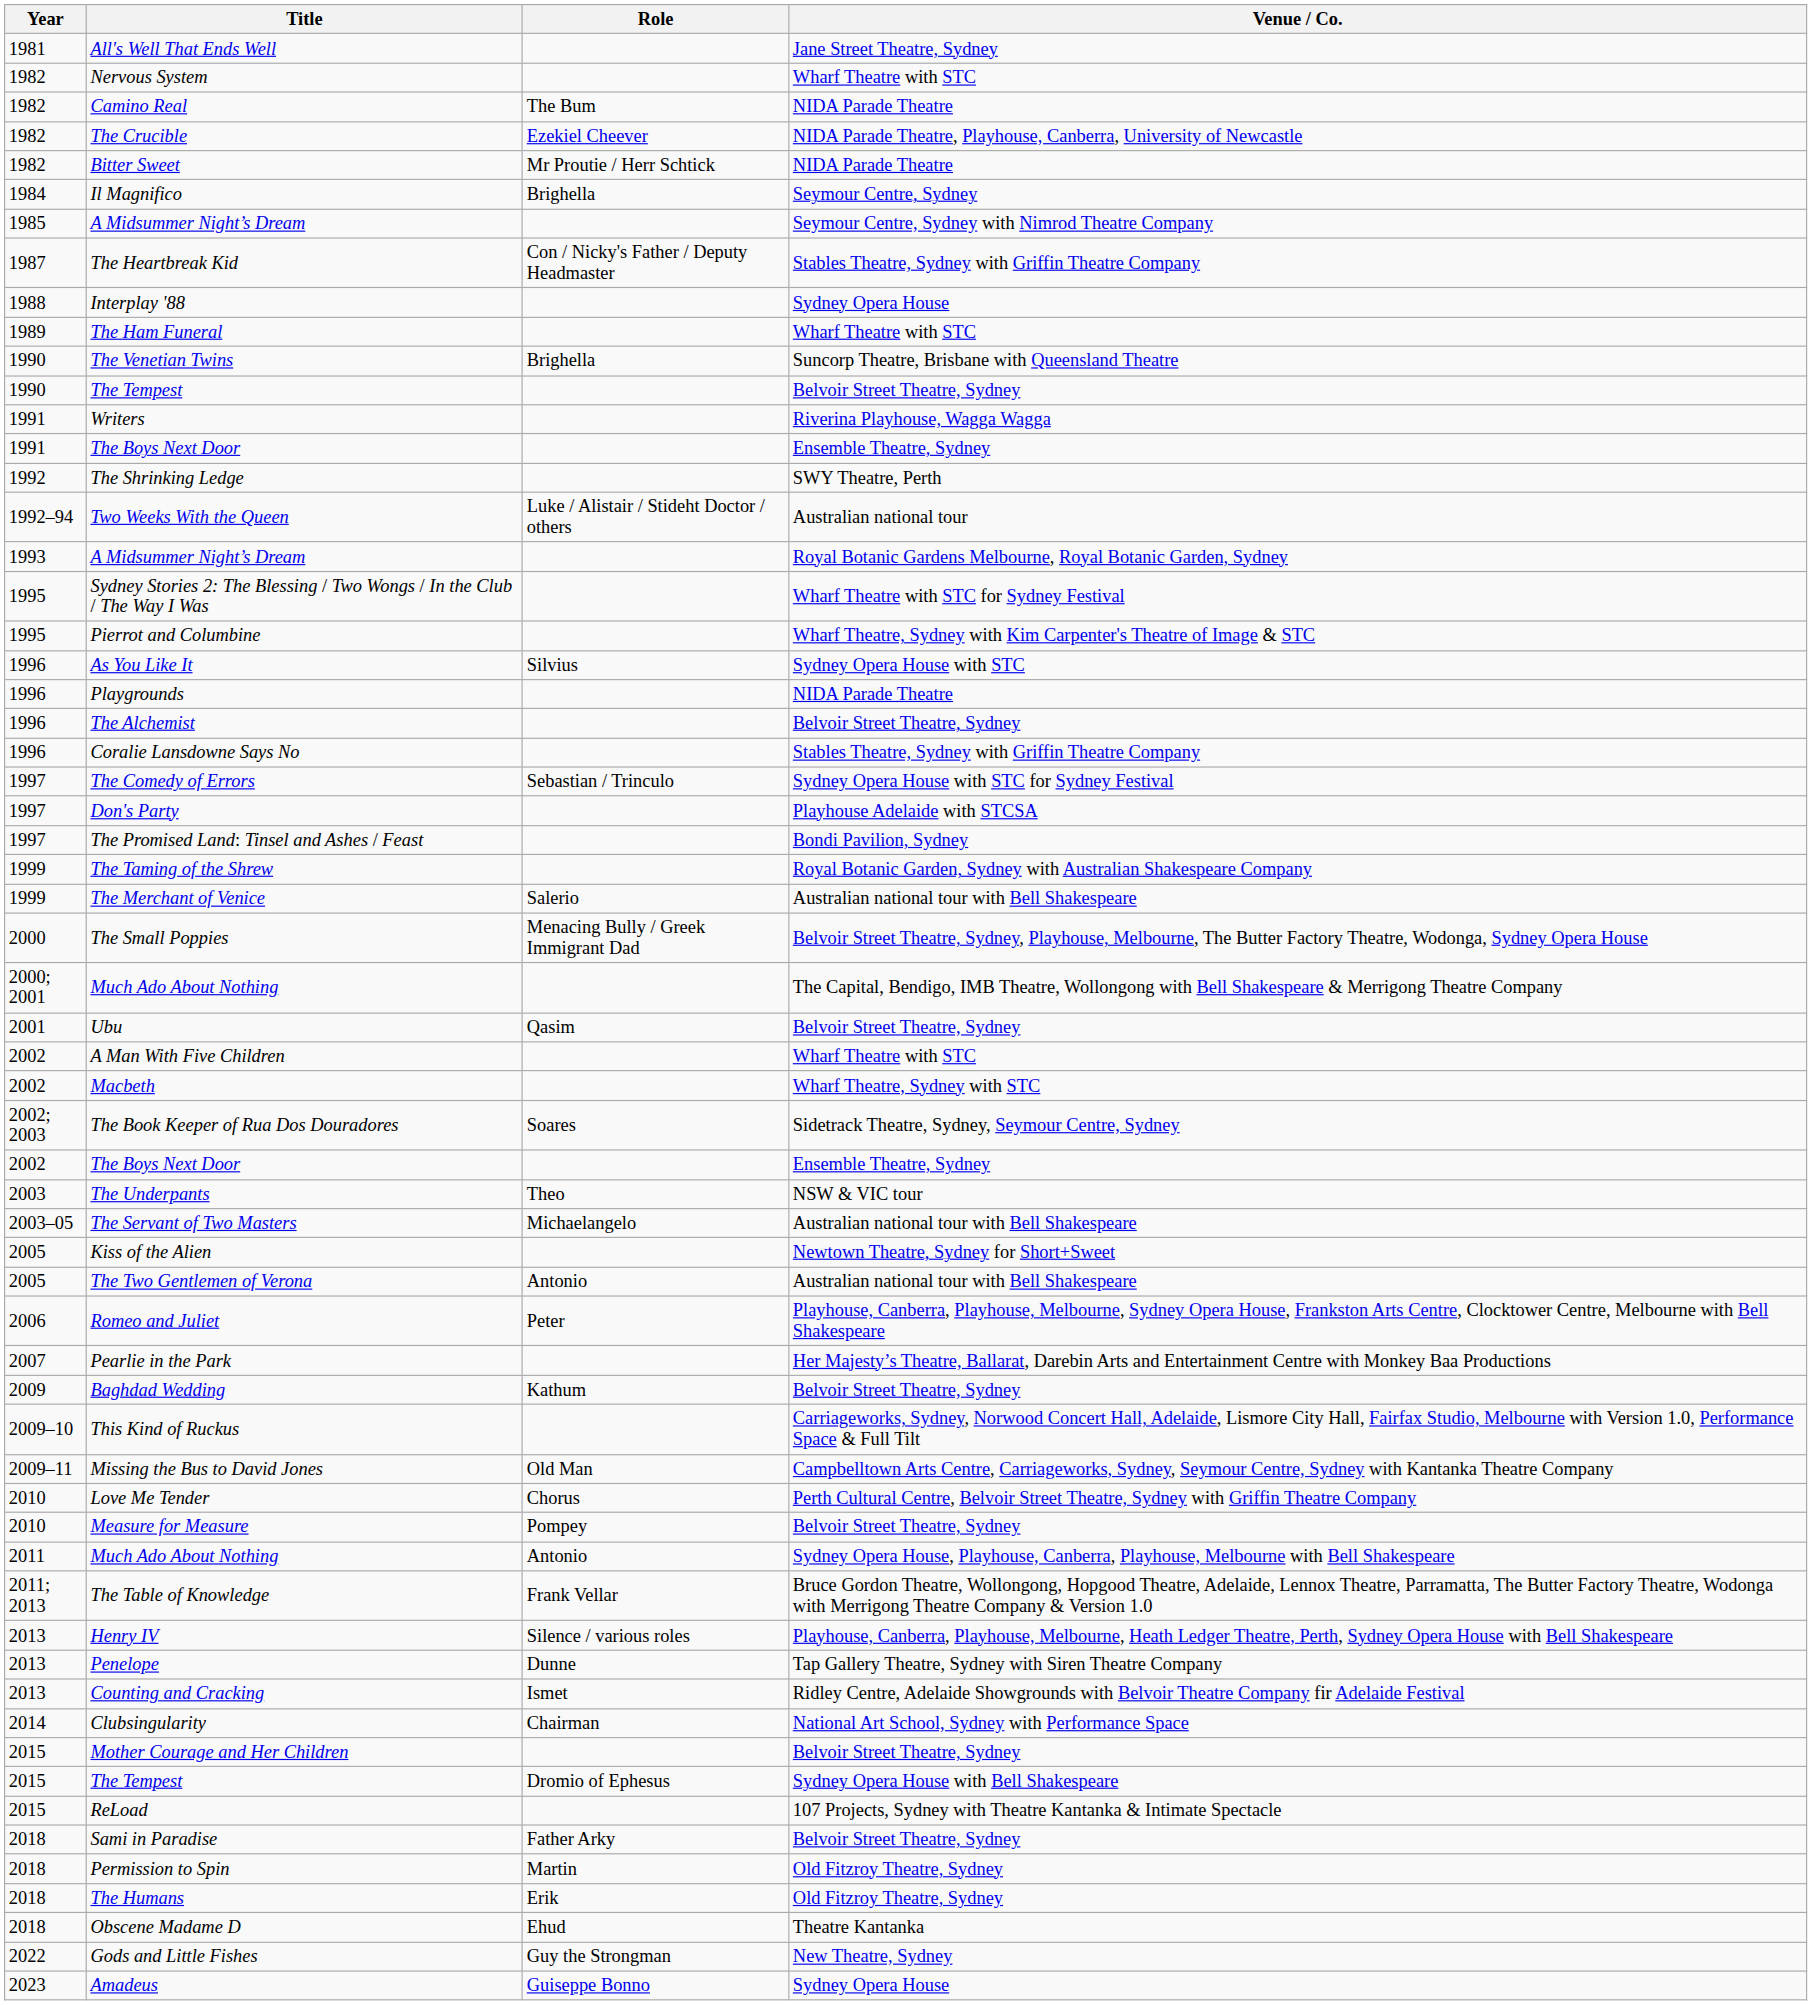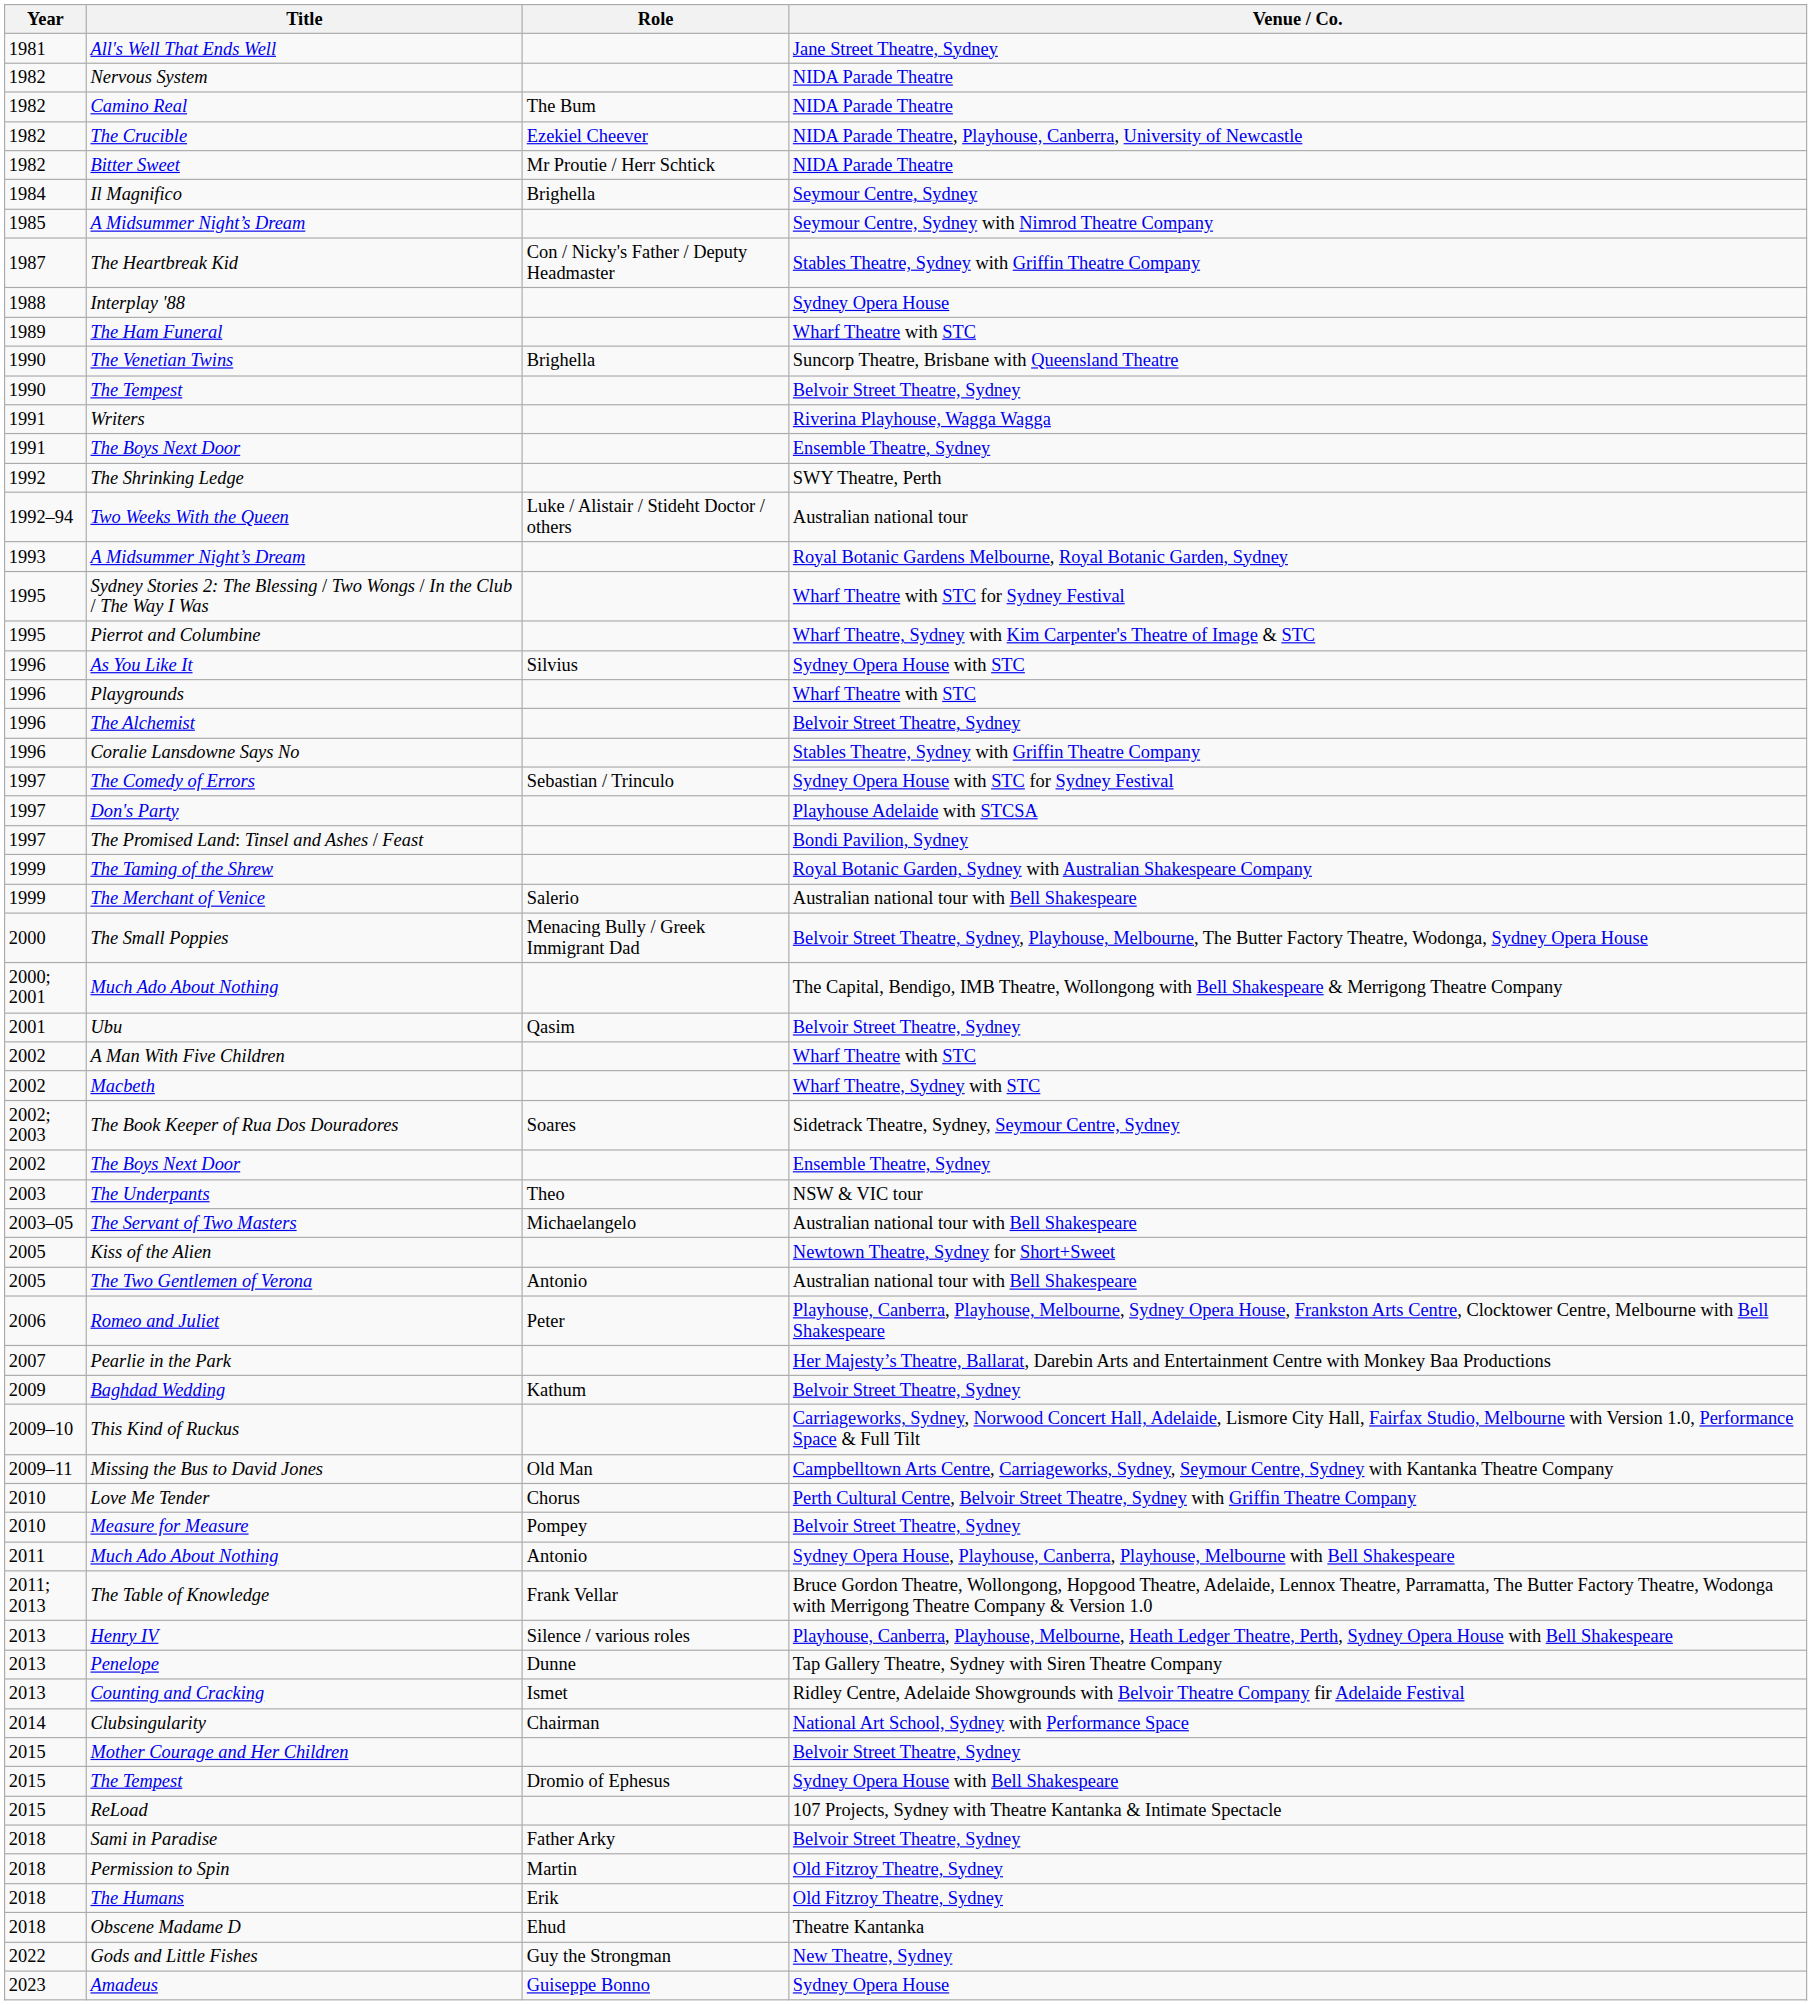(884, 77) Wharf Theatre with STC -> (873, 77) NIDA Parade Theatre
(873, 693) NIDA Parade Theatre -> (884, 693) Wharf Theatre with STC
